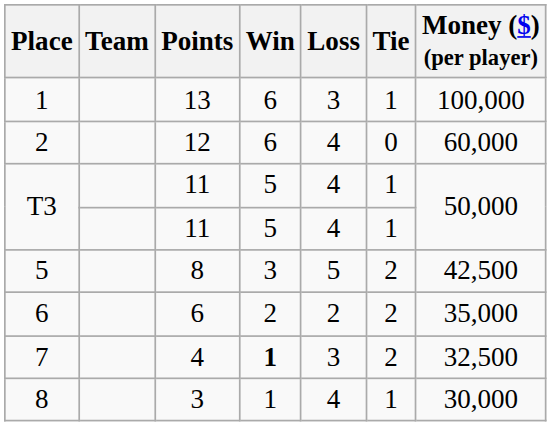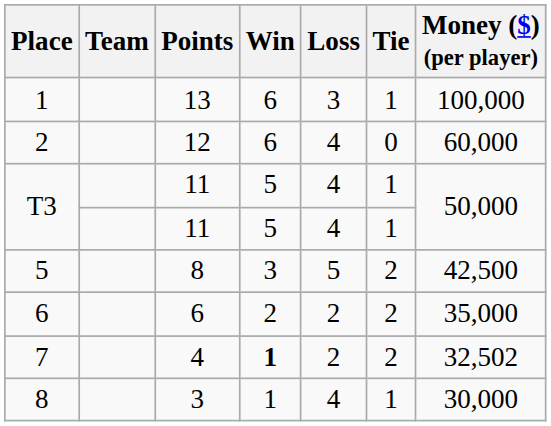(334, 356) 3 -> (334, 356) 2
(481, 356) 32,500 -> (481, 356) 32,502
